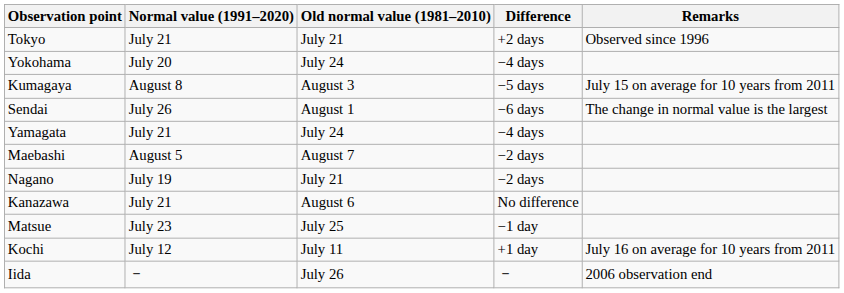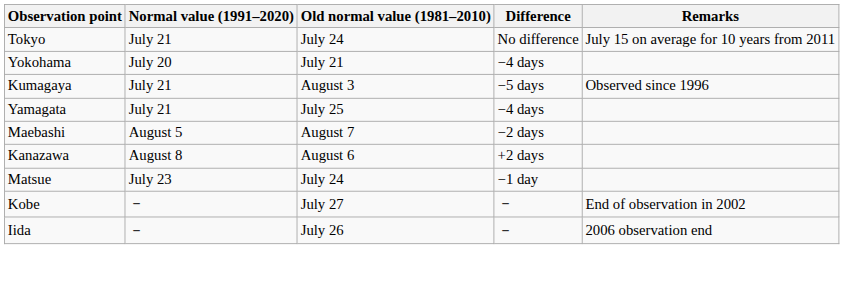(322, 39) July 21 -> (322, 39) July 24
(521, 39) +2 days -> (538, 39) No difference
(647, 39) Observed since 1996 -> (710, 39) July 15 on average for 10 years from 2011
(322, 62) July 24 -> (322, 62) July 21
(156, 86) August 8 -> (150, 86) July 21
(710, 86) July 15 on average for 10 years from 2011 -> (647, 86) Observed since 1996
- row: (28, 109)
(322, 132) July 24 -> (322, 109) July 25
- row: (31, 179)
(150, 202) July 21 -> (156, 156) August 8
(538, 202) No difference -> (521, 156) +2 days
(322, 226) July 25 -> (322, 179) July 24
- row: (26, 249)
+ row: (24, 204)
